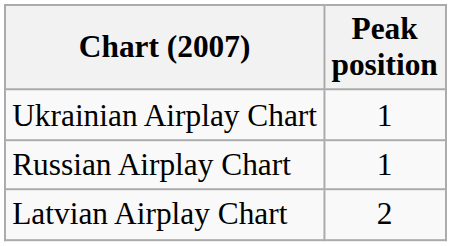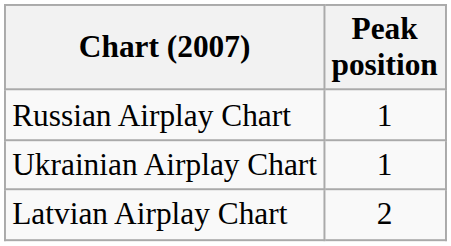rows swapped: (152, 164) <-> (165, 114)
